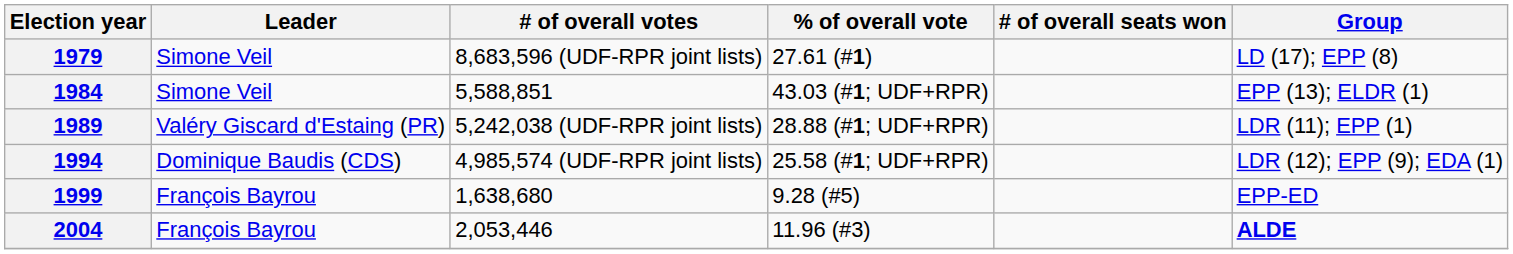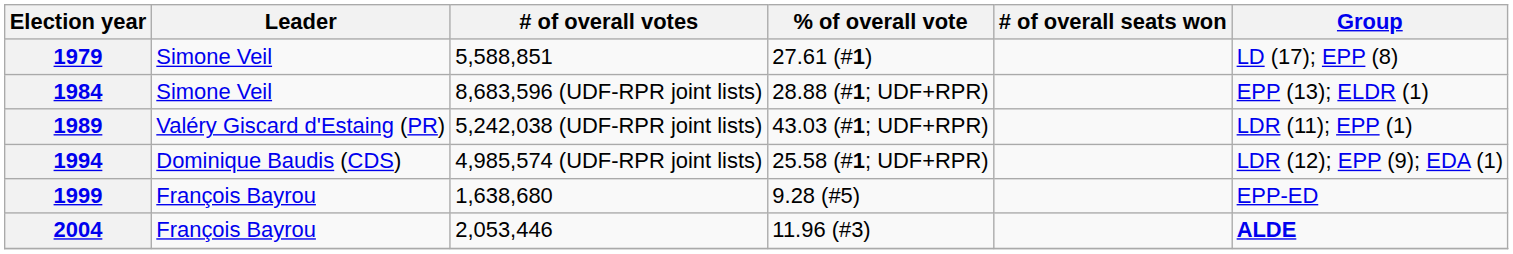(609, 56) 8,683,596 (UDF-RPR joint lists) -> (504, 56) 5,588,851
(504, 91) 5,588,851 -> (609, 91) 8,683,596 (UDF-RPR joint lists)
(880, 91) 43.03 (#1; UDF+RPR) -> (880, 91) 28.88 (#1; UDF+RPR)
(880, 126) 28.88 (#1; UDF+RPR) -> (880, 126) 43.03 (#1; UDF+RPR)
